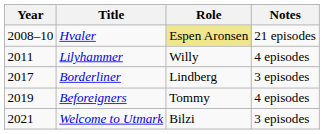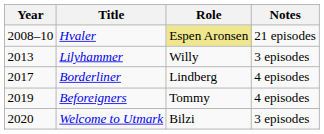(20, 56) 2011 -> (21, 56) 2013
(282, 56) 4 episodes -> (282, 56) 3 episodes
(282, 77) 3 episodes -> (282, 77) 4 episodes
(21, 118) 2021 -> (21, 118) 2020
